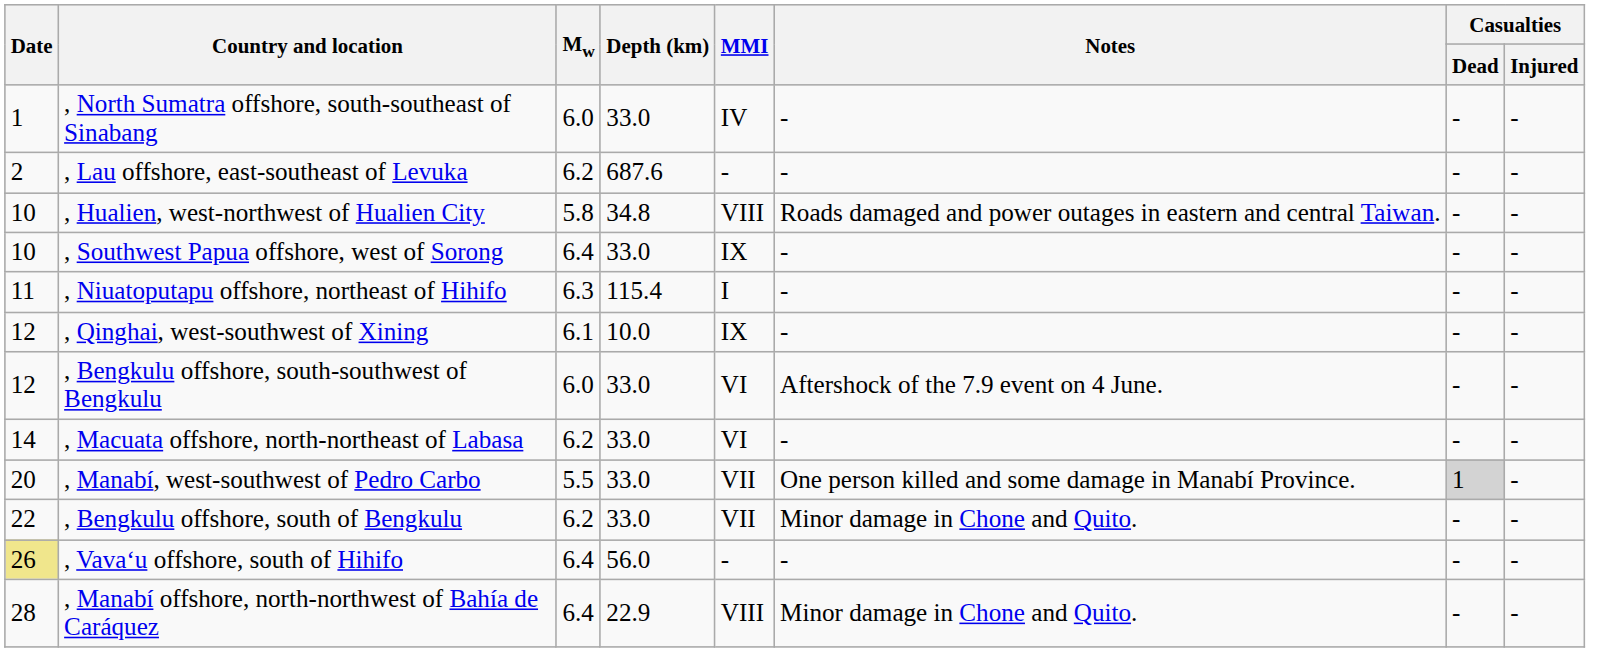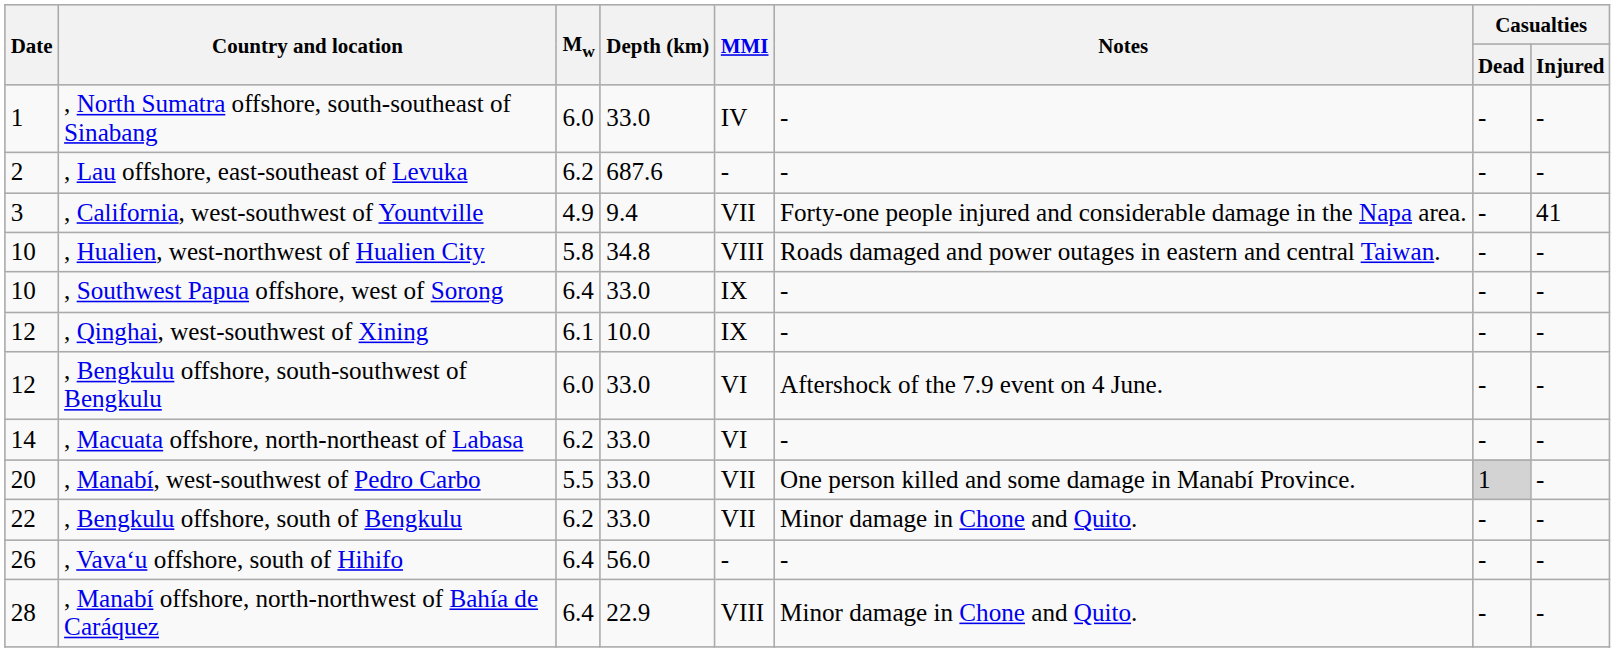+ row: (274, 212)
- row: (285, 291)
(23, 559) khaki background -> (23, 559) no background
